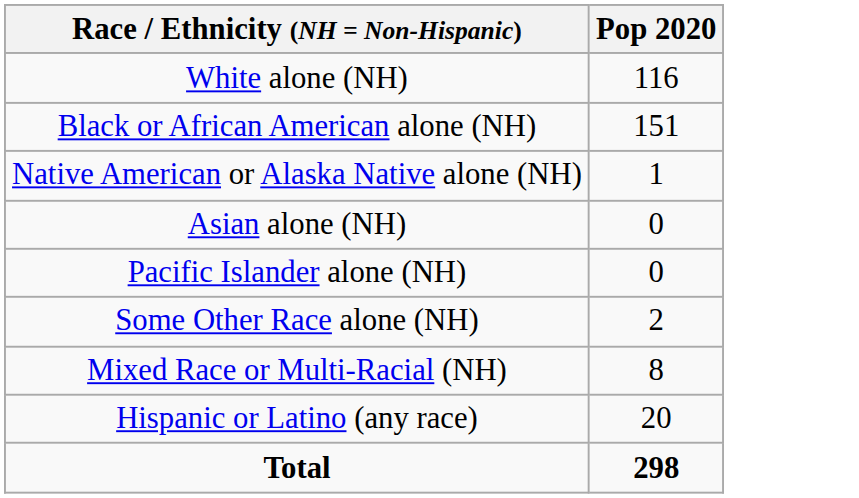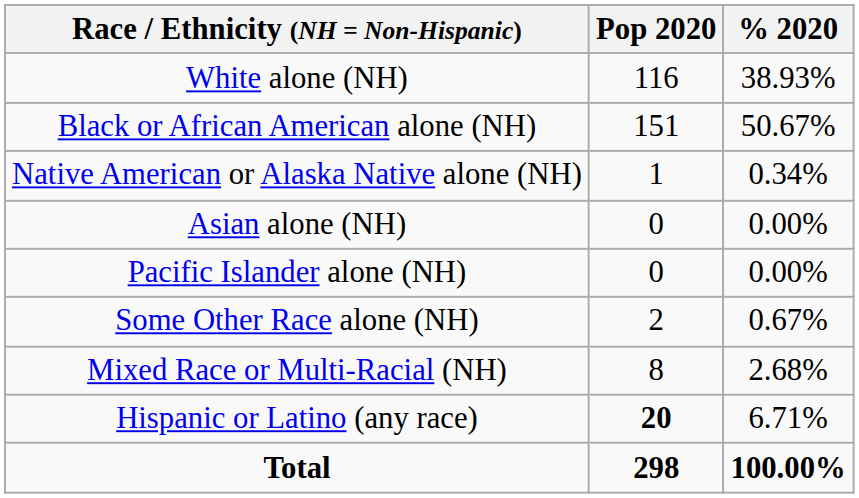+ column: (788, 28)
(656, 418) normal -> (656, 418) bold
